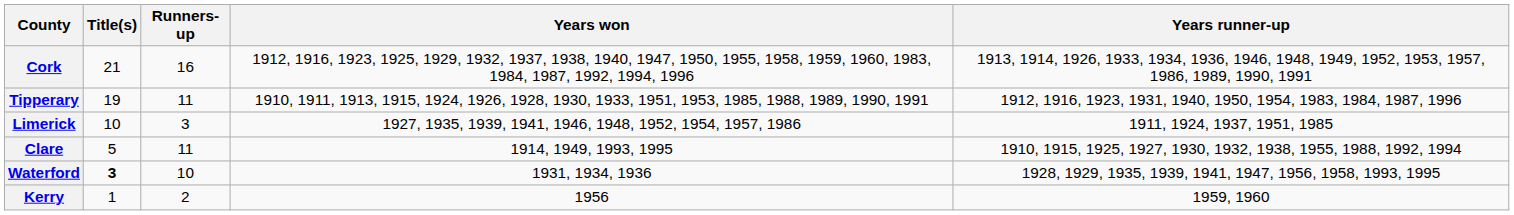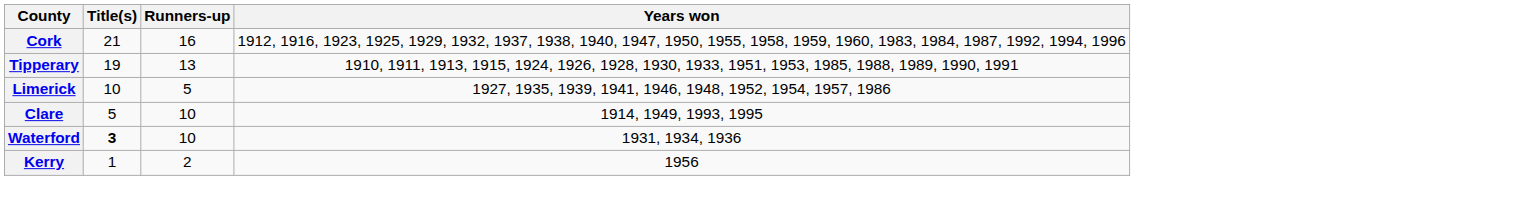- column: (1231, 25)
(185, 99) 11 -> (187, 65) 13
(185, 124) 3 -> (187, 89) 5
(185, 148) 11 -> (187, 114) 10
